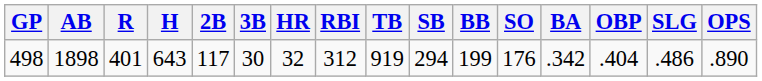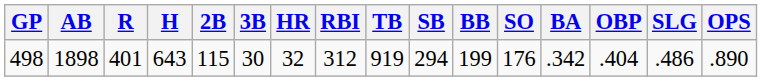(213, 57) 117 -> (213, 57) 115
